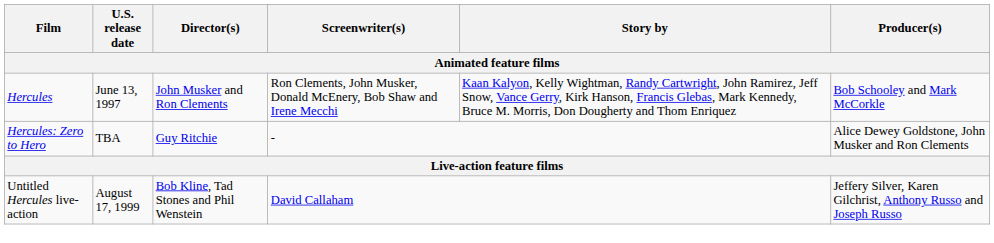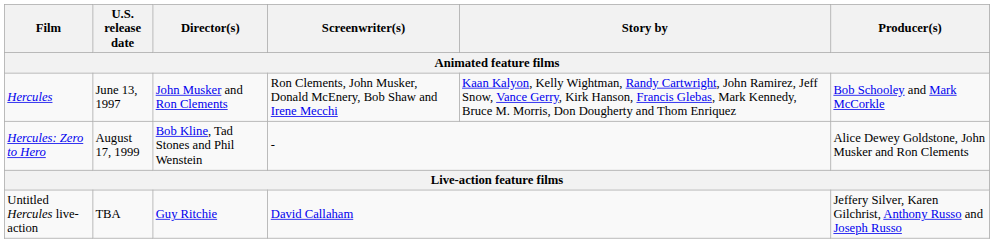(108, 138) TBA -> (118, 145) August 17, 1999
(186, 138) Guy Ritchie -> (195, 145) Bob Kline, Tad Stones and Phil Wenstein
(118, 200) August 17, 1999 -> (108, 214) TBA
(195, 200) Bob Kline, Tad Stones and Phil Wenstein -> (186, 214) Guy Ritchie
